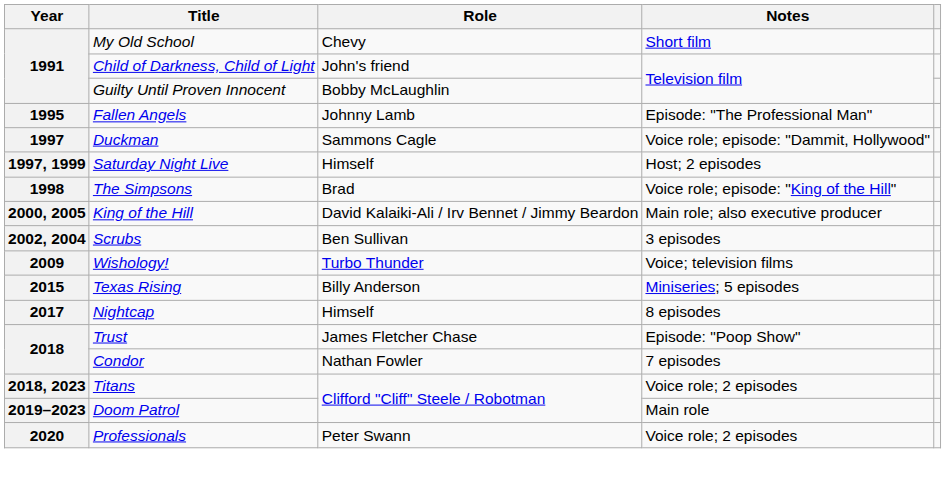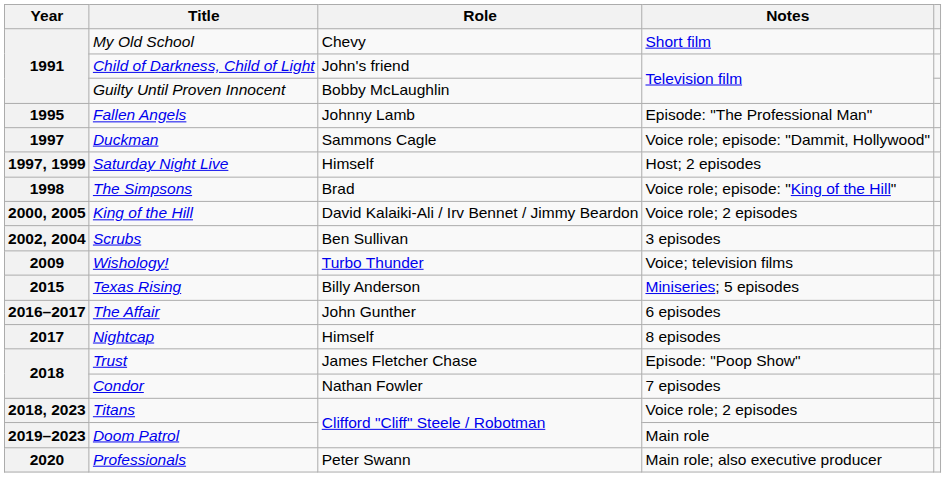(764, 213) Main role; also executive producer -> (721, 213) Voice role; 2 episodes
+ row: (126, 312)
(721, 435) Voice role; 2 episodes -> (764, 459) Main role; also executive producer
